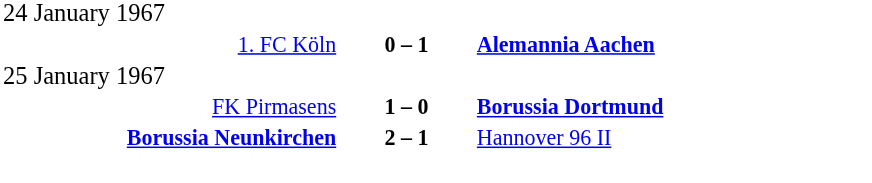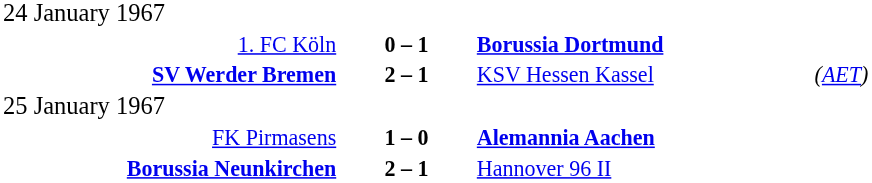(566, 44) Alemannia Aachen -> (570, 44) Borussia Dortmund
+ row: (244, 75)
(570, 107) Borussia Dortmund -> (566, 137) Alemannia Aachen
